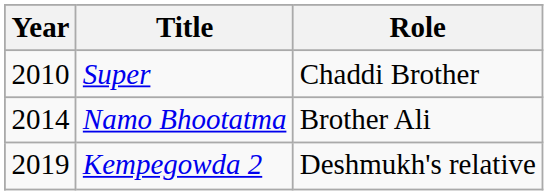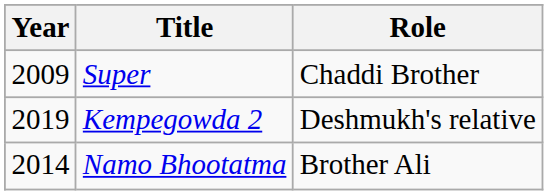(41, 73) 2010 -> (41, 73) 2009
rows swapped: (185, 119) <-> (173, 165)
